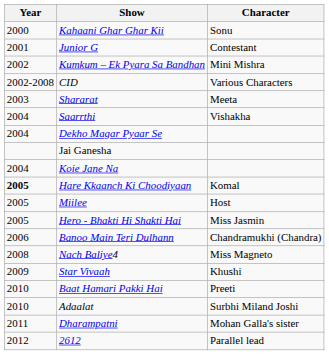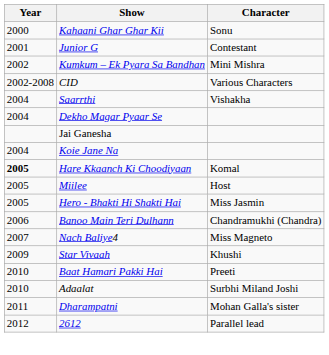- row: (78, 99)
(18, 254) 2008 -> (18, 237) 2007
